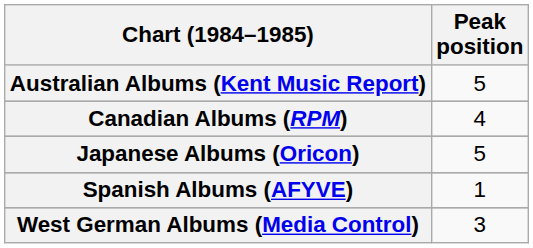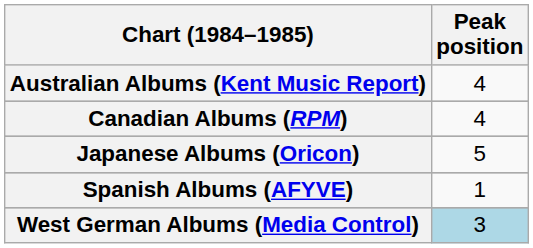(480, 82) 5 -> (480, 82) 4
(480, 225) no background -> (480, 225) lightblue background
